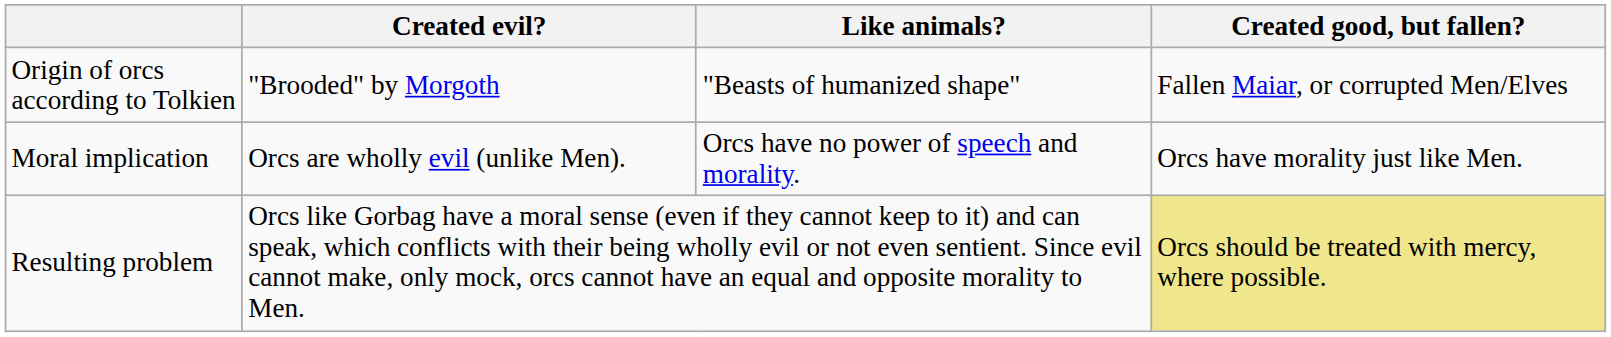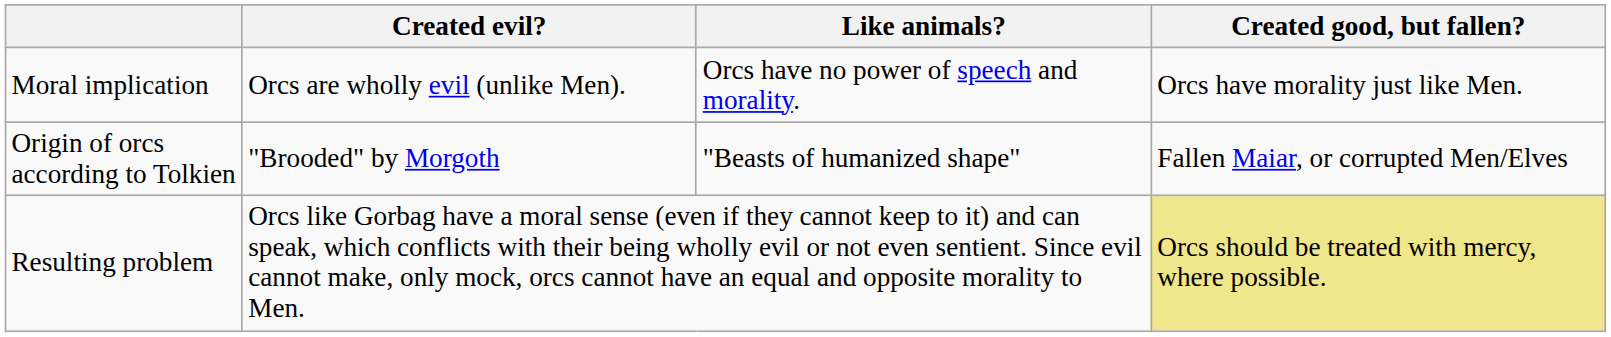rows swapped: (124, 84) <-> (110, 158)
